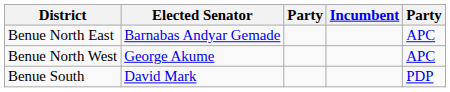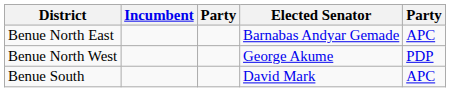columns swapped: (365, 15) <-> (202, 15)
(421, 56) APC -> (420, 56) PDP
(420, 76) PDP -> (421, 76) APC
